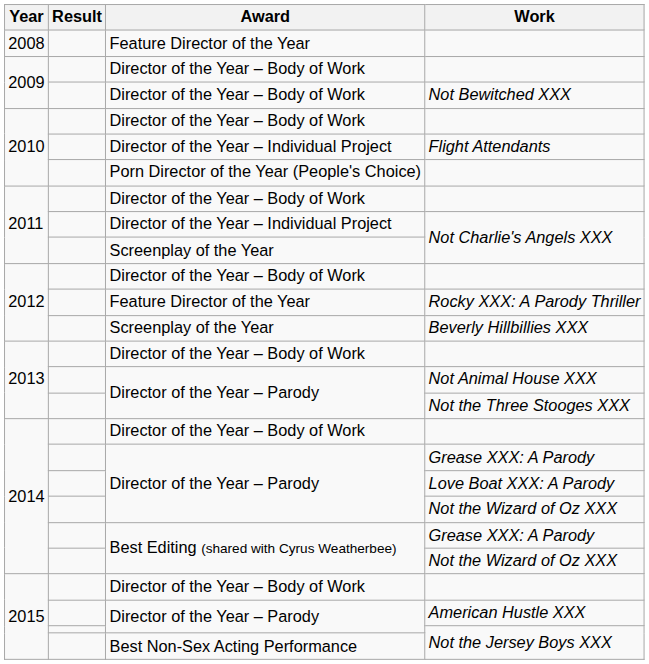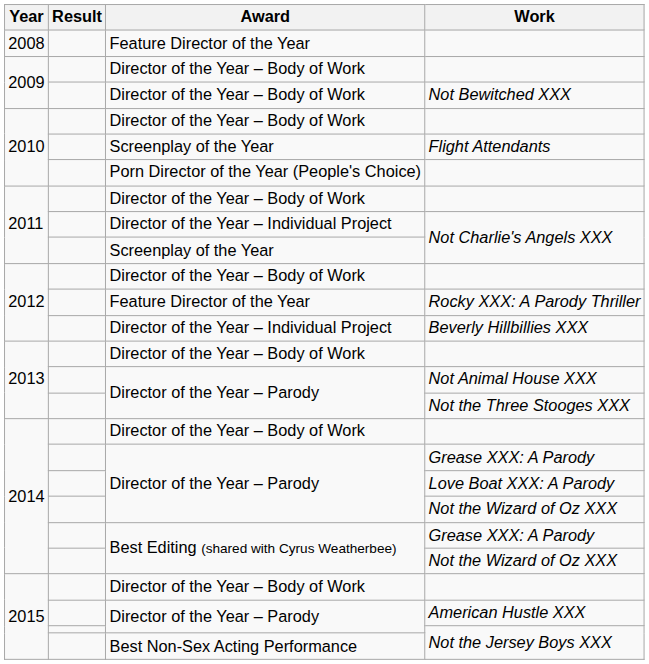(251, 146) Director of the Year – Individual Project -> (192, 146) Screenplay of the Year
(192, 328) Screenplay of the Year -> (251, 328) Director of the Year – Individual Project
